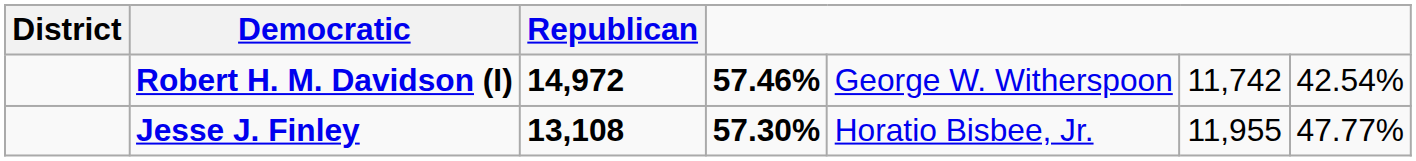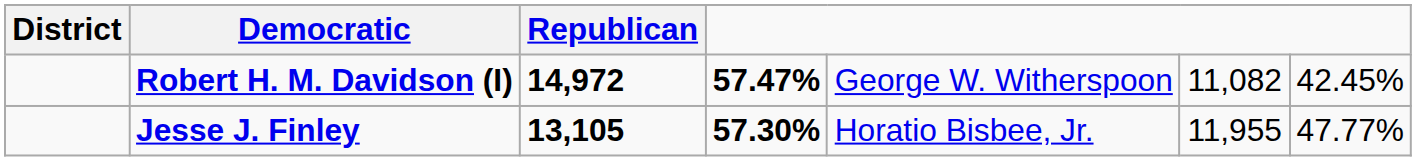(766, 79) 57.46% -> (766, 79) 57.47%
(1235, 79) 11,742 -> (1235, 79) 11,082
(1350, 79) 42.54% -> (1350, 79) 42.45%
(576, 130) 13,108 -> (576, 130) 13,105
